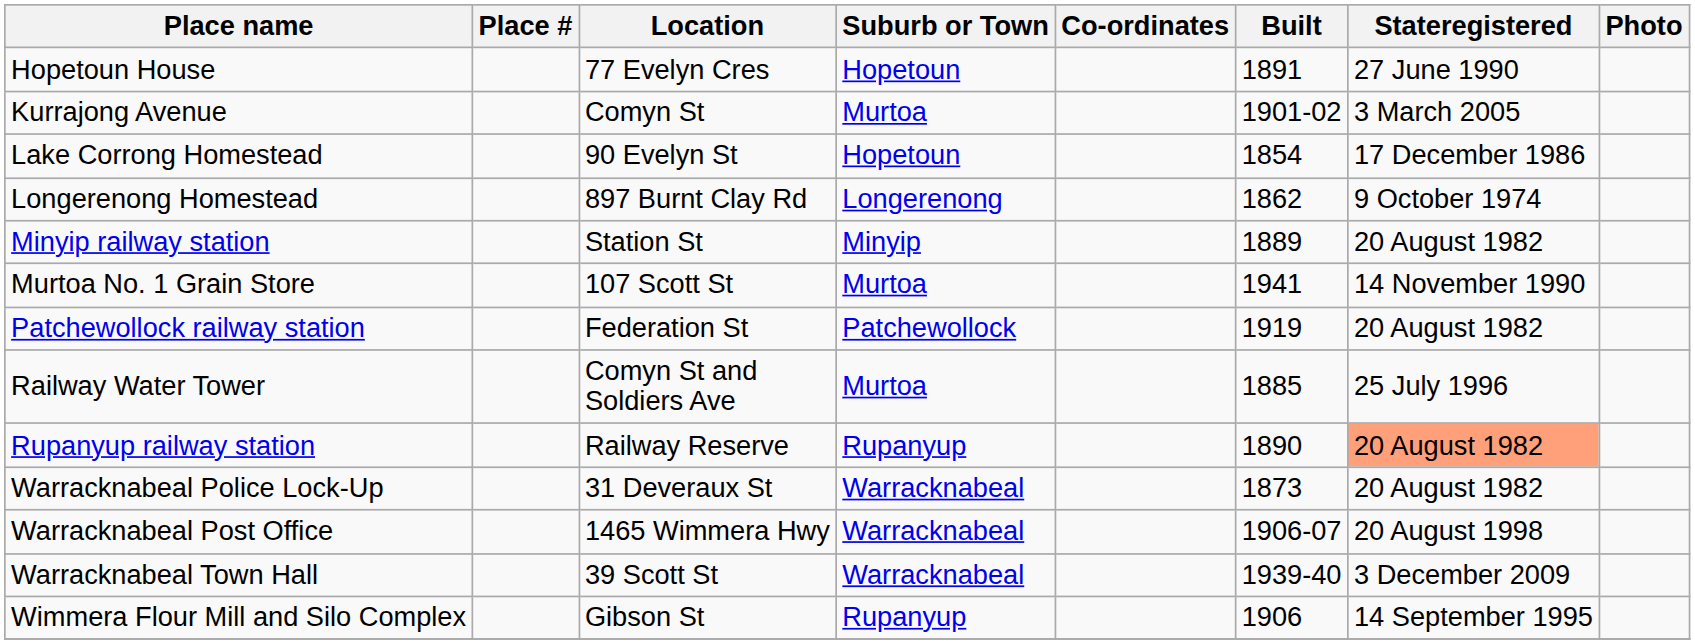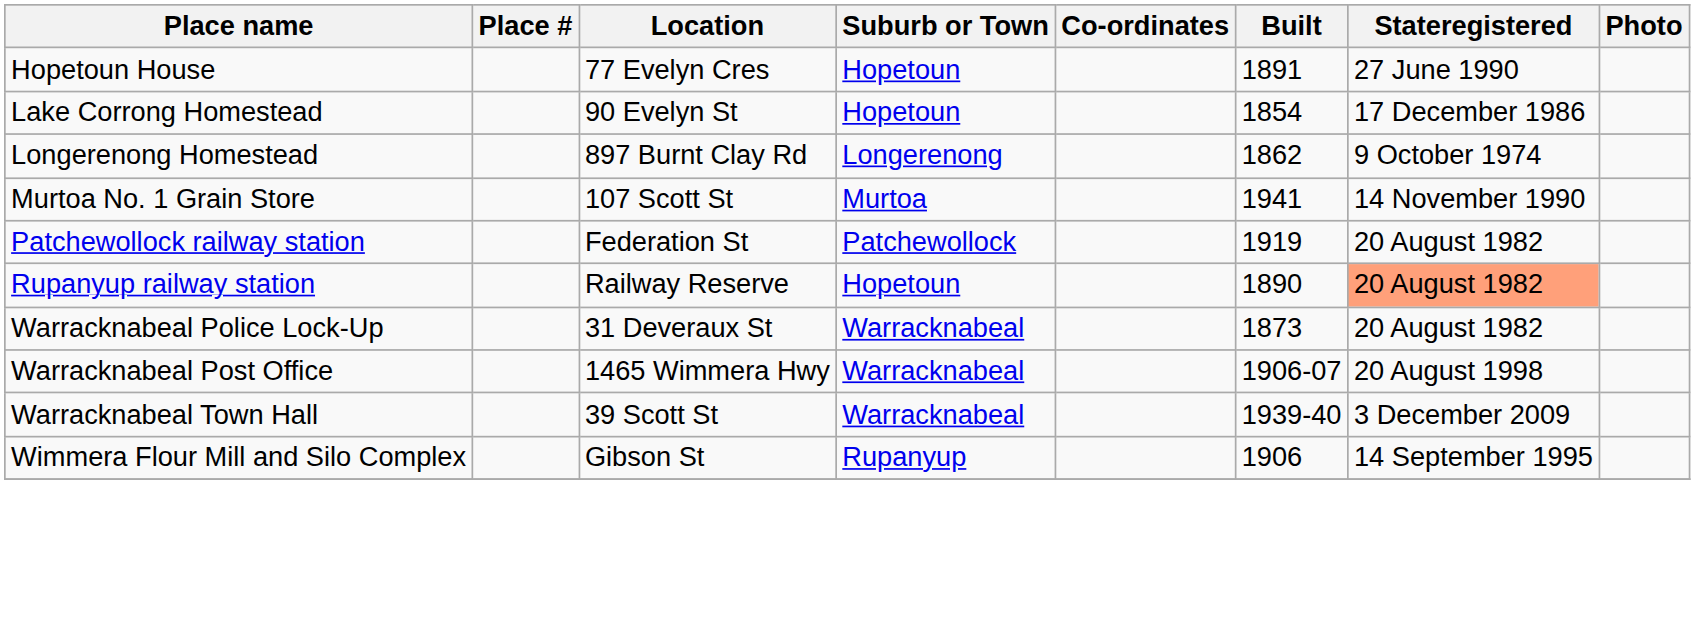- row: (119, 112)
- row: (140, 241)
- row: (138, 386)
(904, 444) Rupanyup -> (901, 284) Hopetoun
